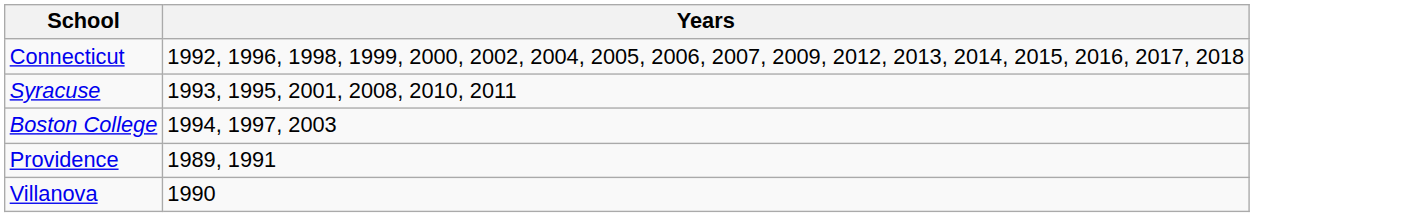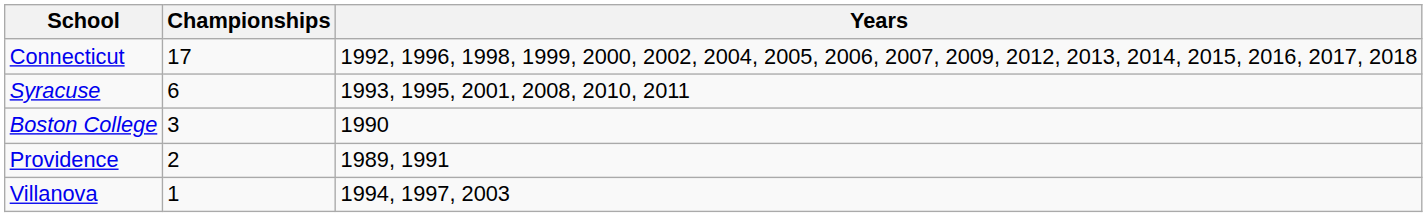+ column: (249, 21)
(252, 125) 1994, 1997, 2003 -> (365, 125) 1990
(192, 194) 1990 -> (425, 194) 1994, 1997, 2003
